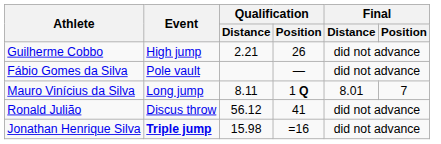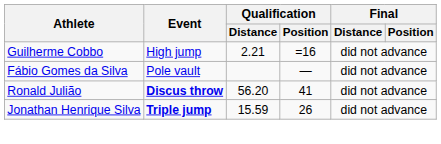(299, 52) 26 -> (306, 52) =16
- row: (71, 91)
(181, 110) normal -> (185, 91) bold
(246, 110) 56.12 -> (253, 91) 56.20
(246, 129) 15.98 -> (253, 110) 15.59
(299, 129) =16 -> (306, 110) 26
